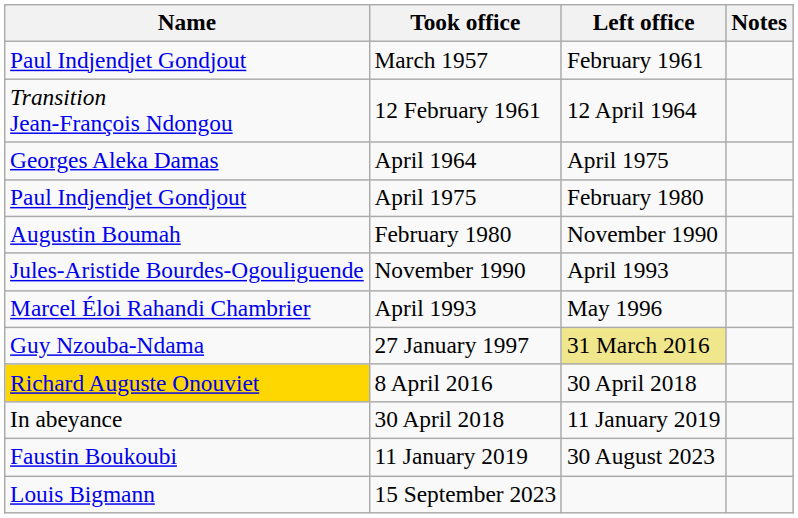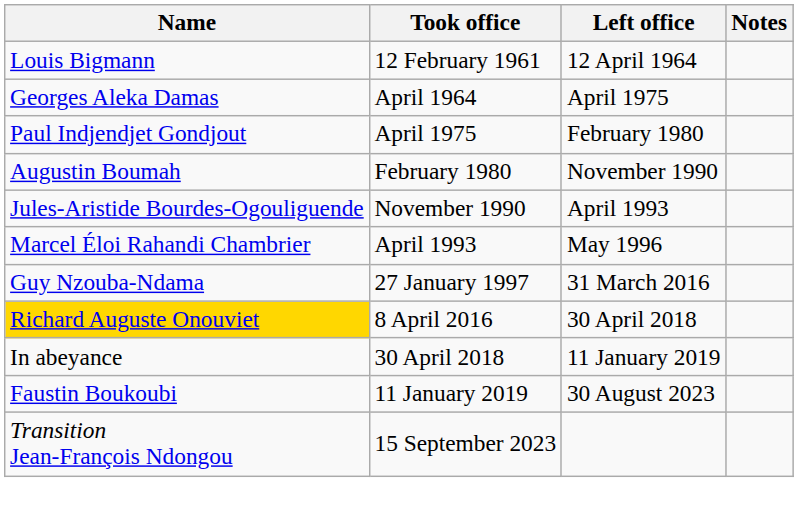- row: (431, 60)
(121, 110) Transition Jean-François Ndongou -> (82, 60) Louis Bigmann
(638, 345) khaki background -> (638, 282) no background
(82, 493) Louis Bigmann -> (121, 443) Transition Jean-François Ndongou
